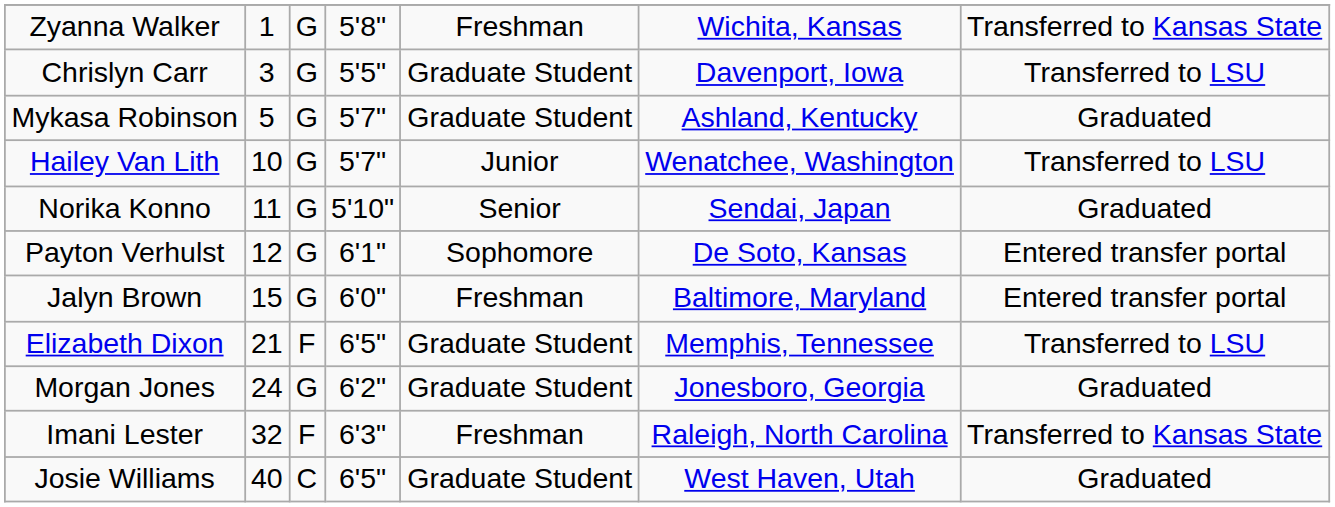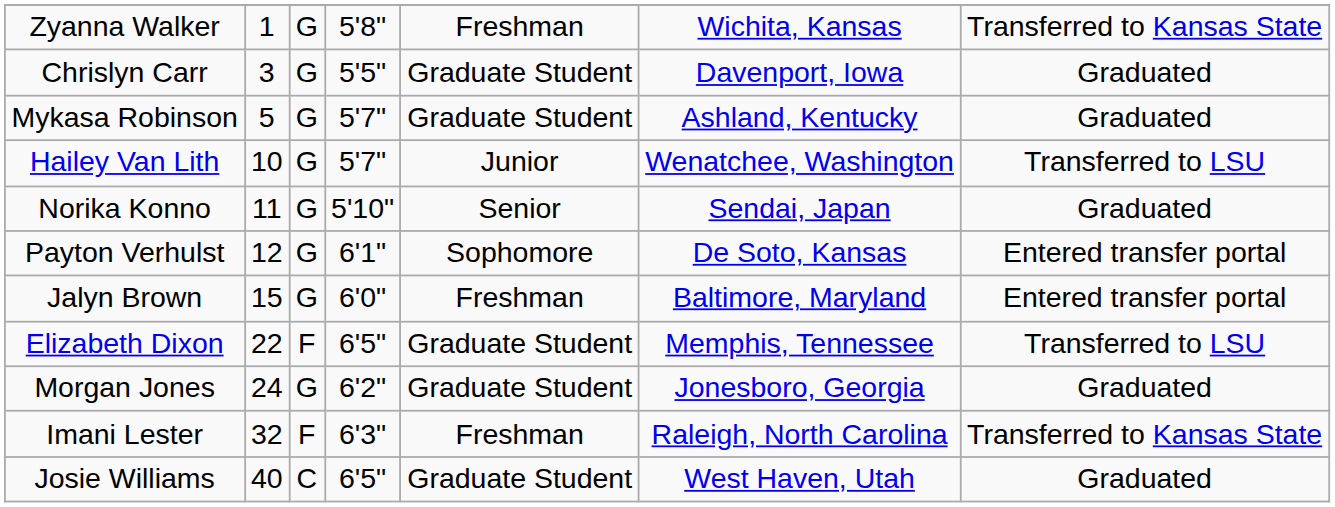(1145, 72) Transferred to LSU -> (1145, 72) Graduated
(267, 343) 21 -> (267, 343) 22
